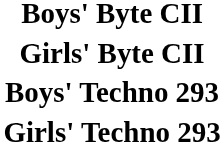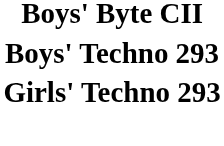- row: (112, 53)
